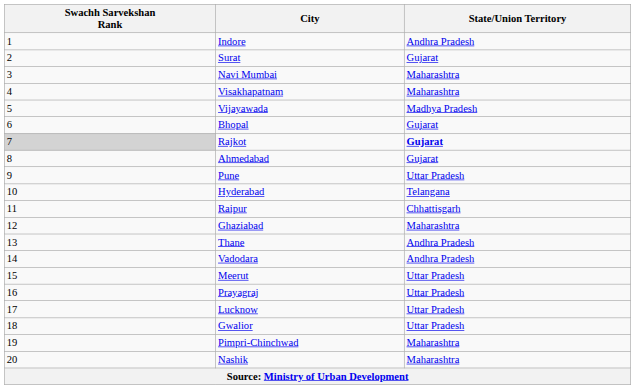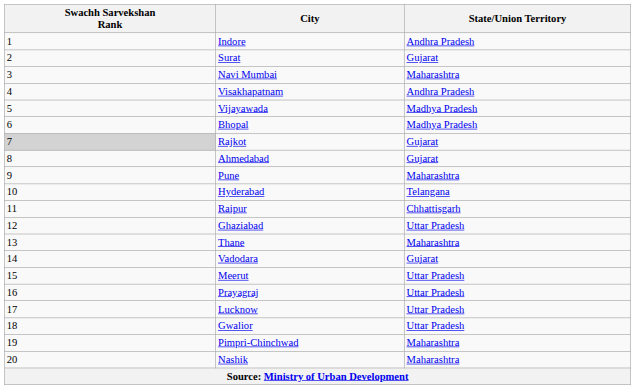(433, 91) Maharashtra -> (440, 91) Andhra Pradesh
(422, 125) Gujarat -> (442, 125) Madhya Pradesh
(425, 141) bold -> (422, 141) normal
(435, 175) Uttar Pradesh -> (433, 175) Maharashtra
(433, 225) Maharashtra -> (435, 225) Uttar Pradesh
(440, 242) Andhra Pradesh -> (433, 242) Maharashtra
(440, 259) Andhra Pradesh -> (422, 259) Gujarat
